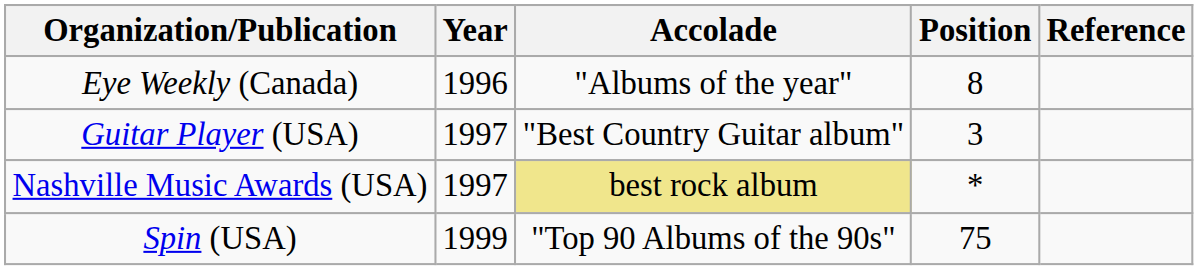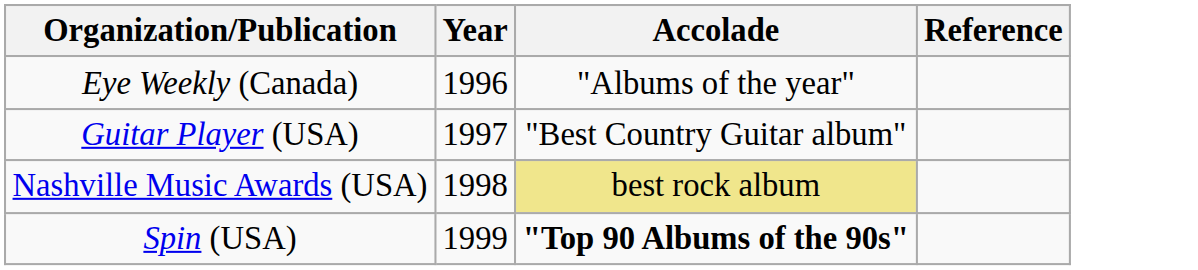- column: (975, 30)
(475, 185) 1997 -> (475, 185) 1998
(713, 237) normal -> (716, 237) bold
